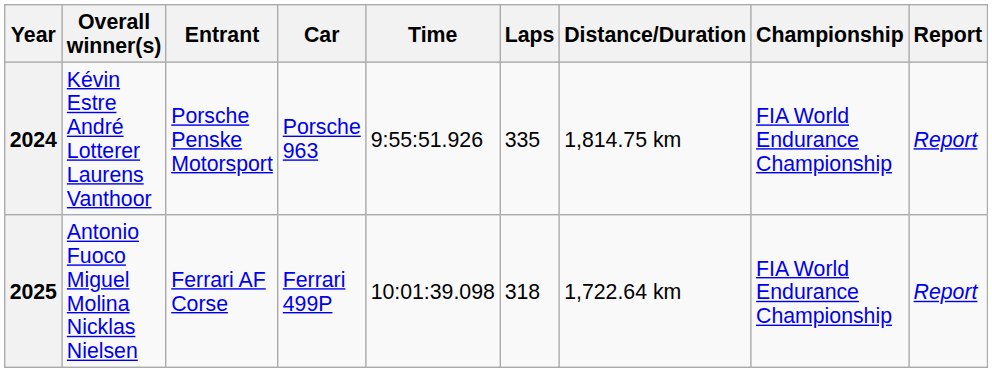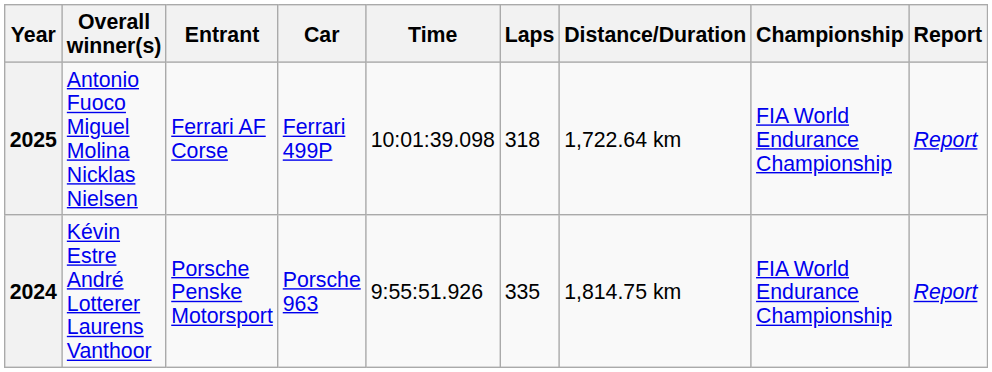rows swapped: (33, 139) <-> (33, 291)
